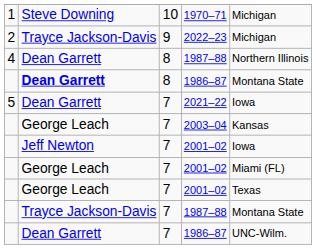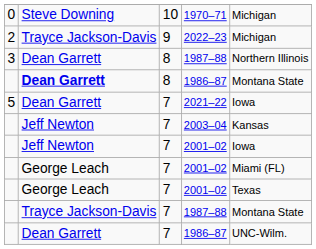(11, 15) 1 -> (11, 15) 0
(11, 59) 4 -> (11, 59) 3
(65, 124) George Leach -> (58, 124) Jeff Newton
